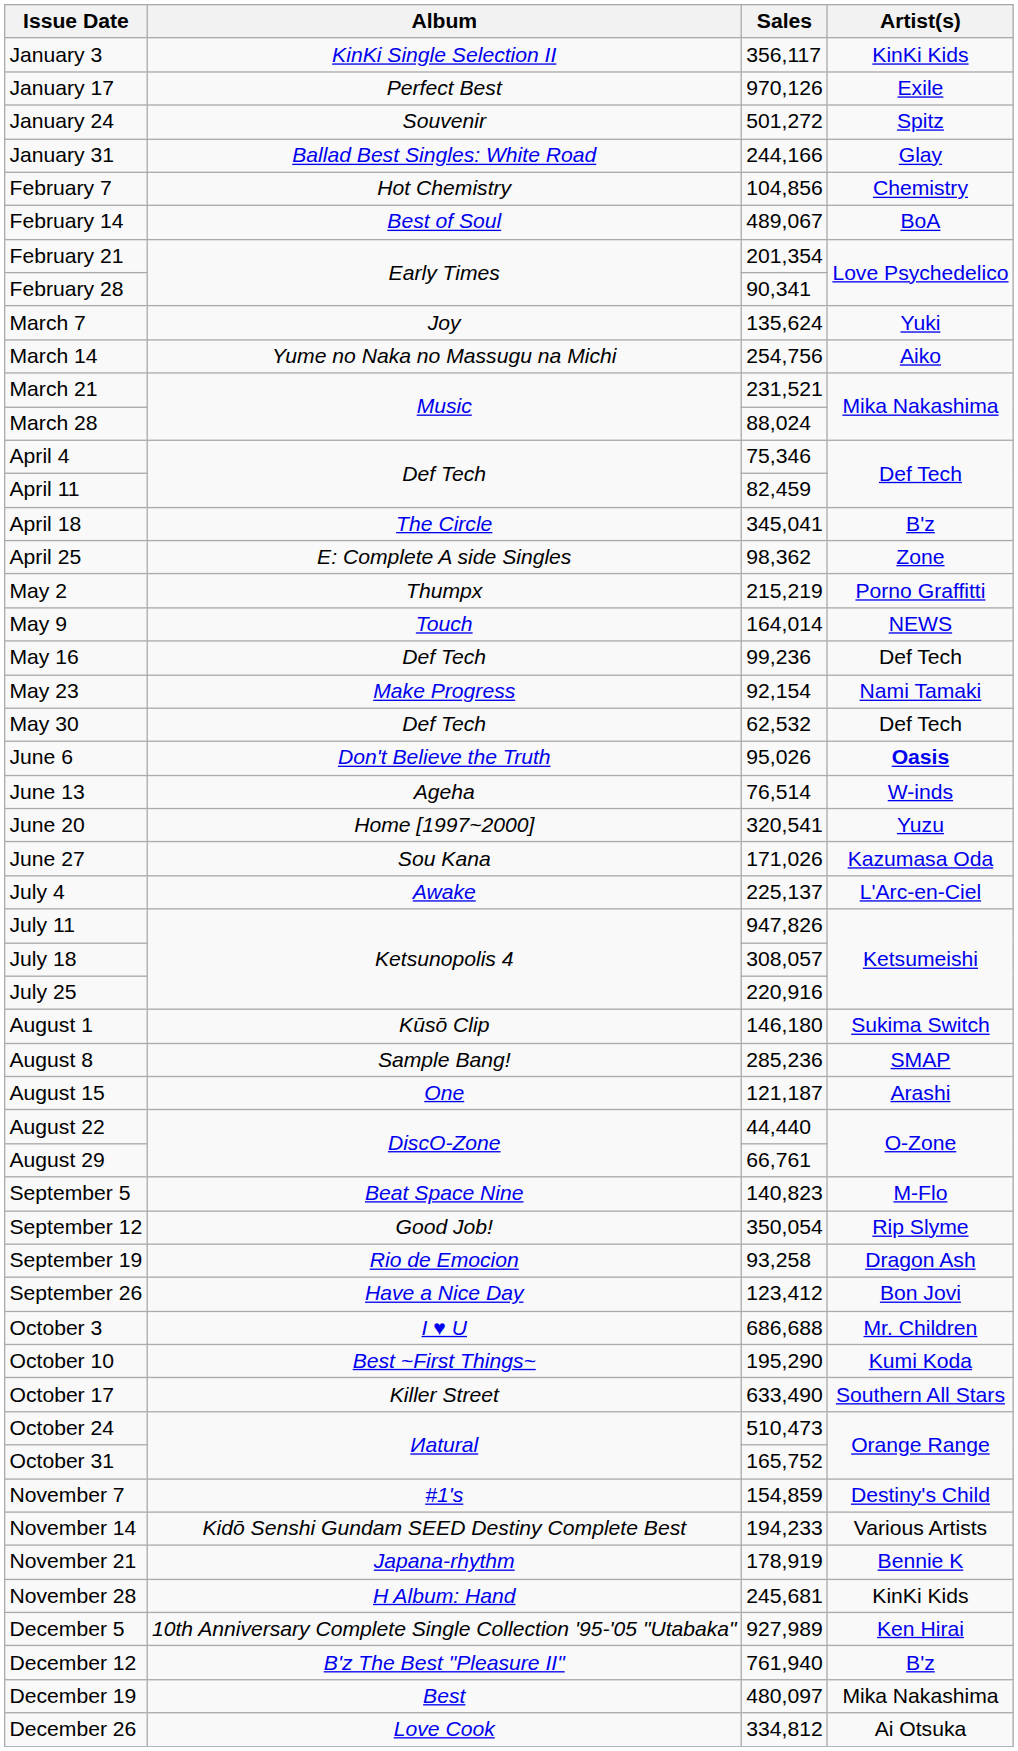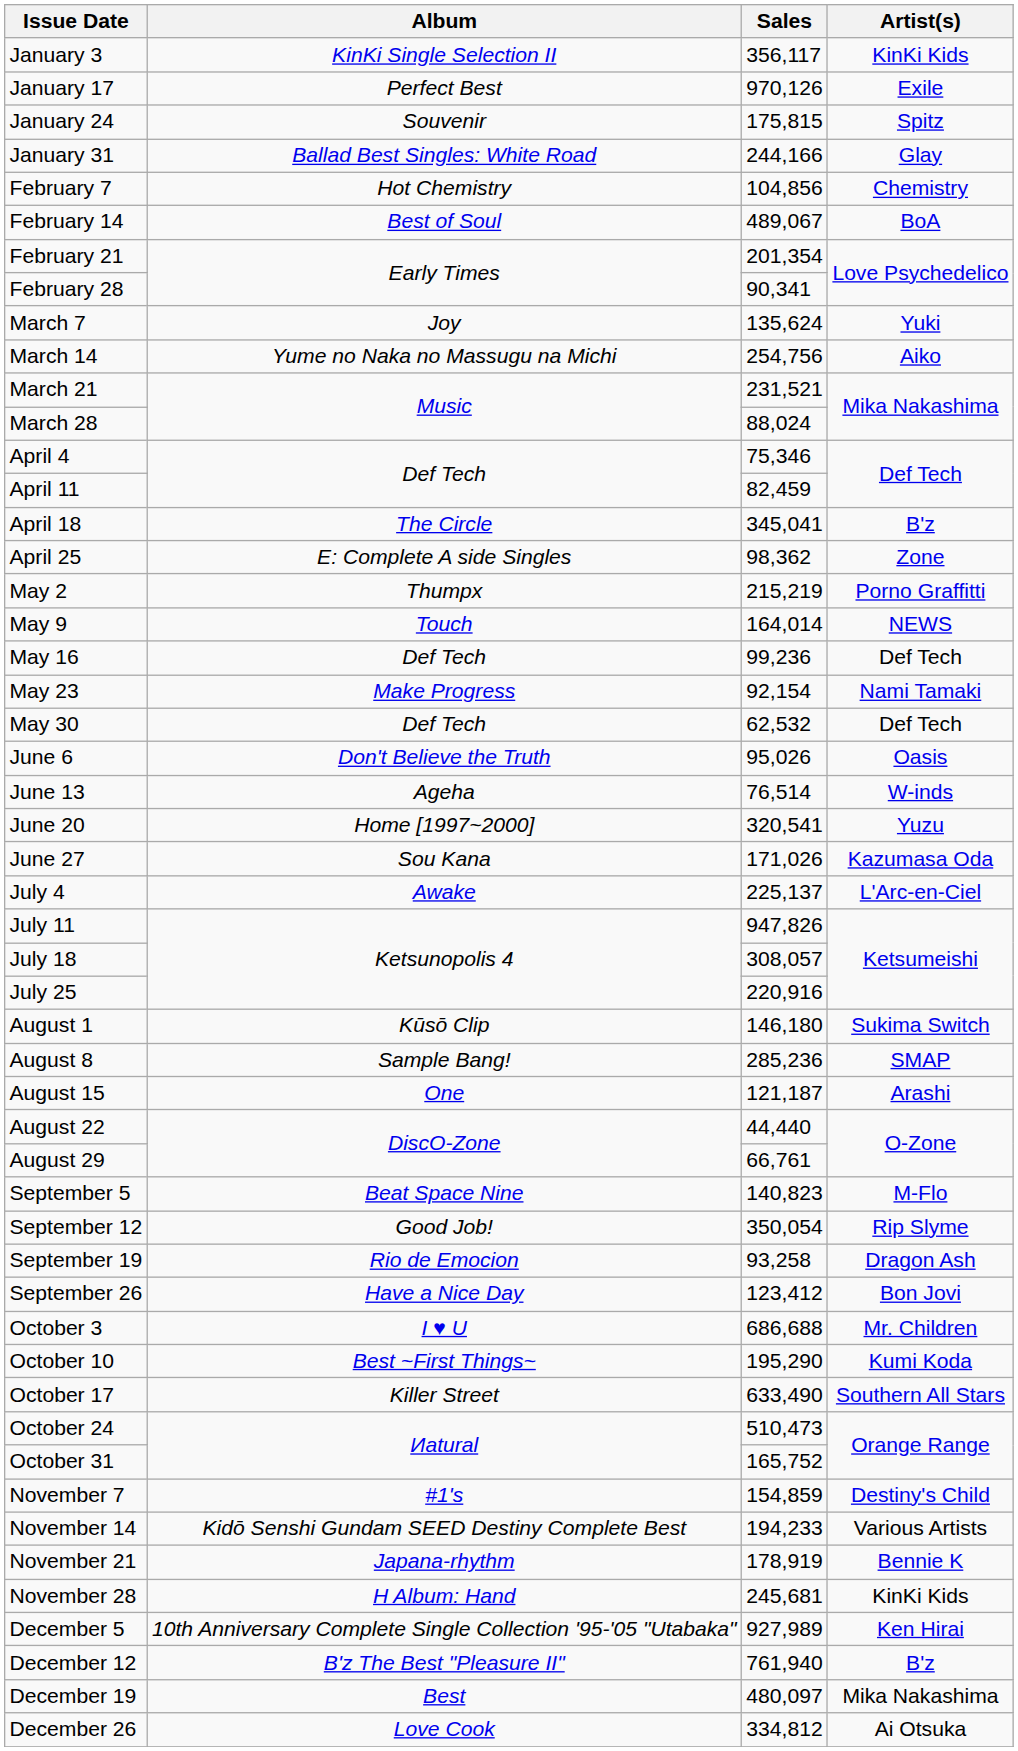(784, 121) 501,272 -> (784, 121) 175,815
(920, 758) bold -> (920, 758) normal
